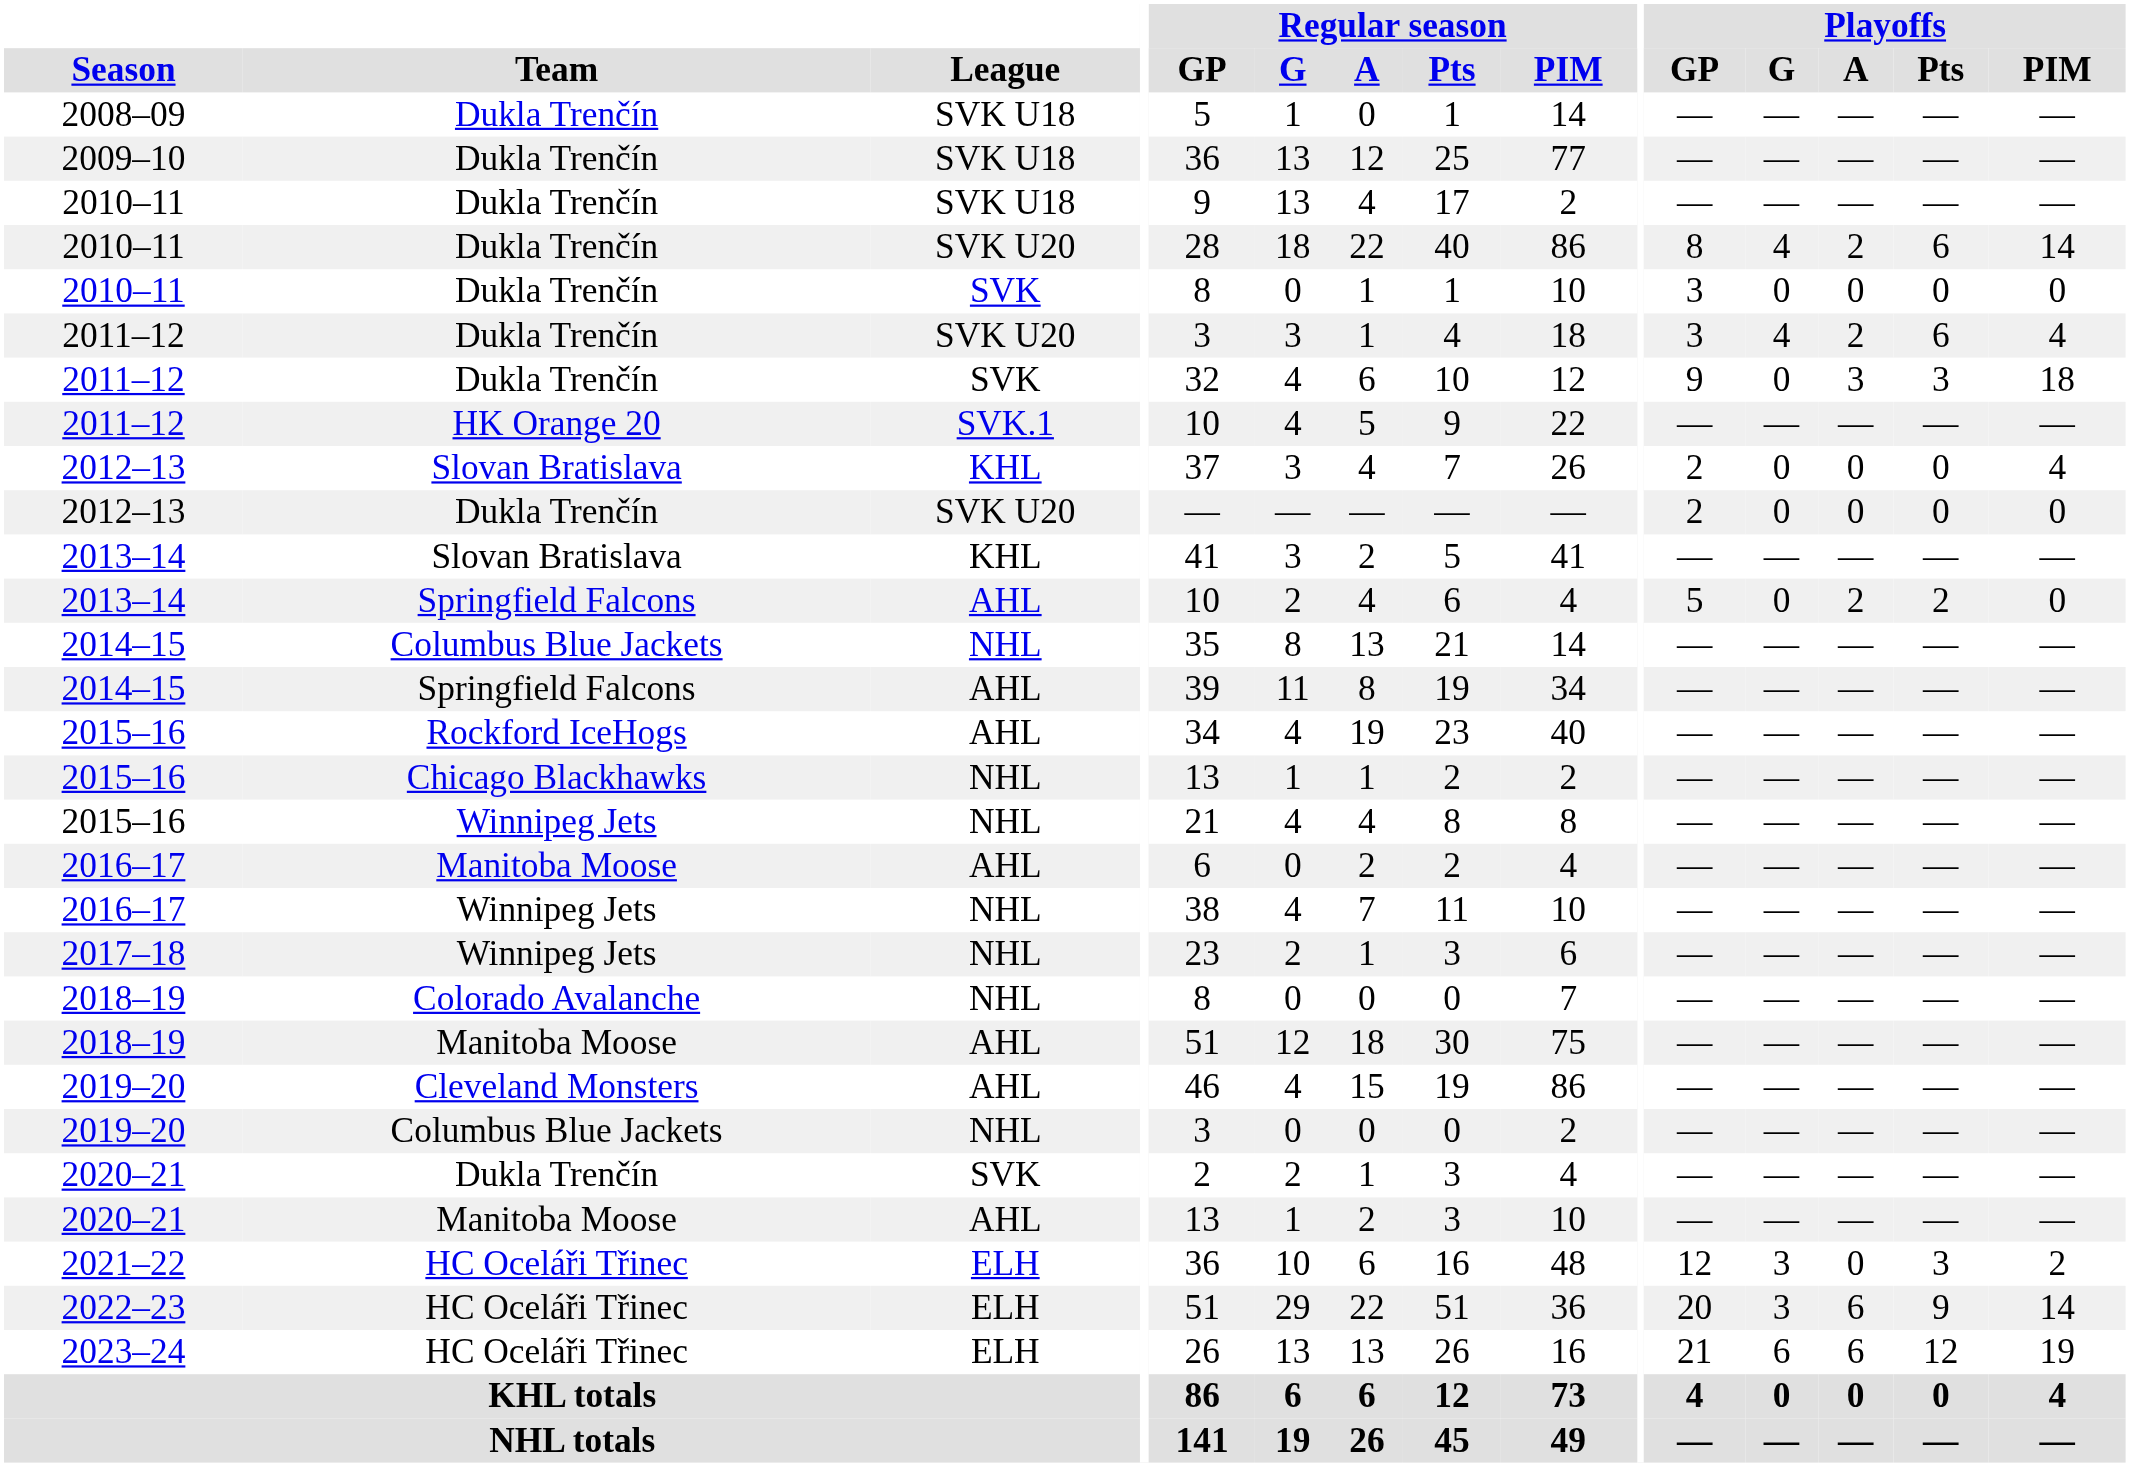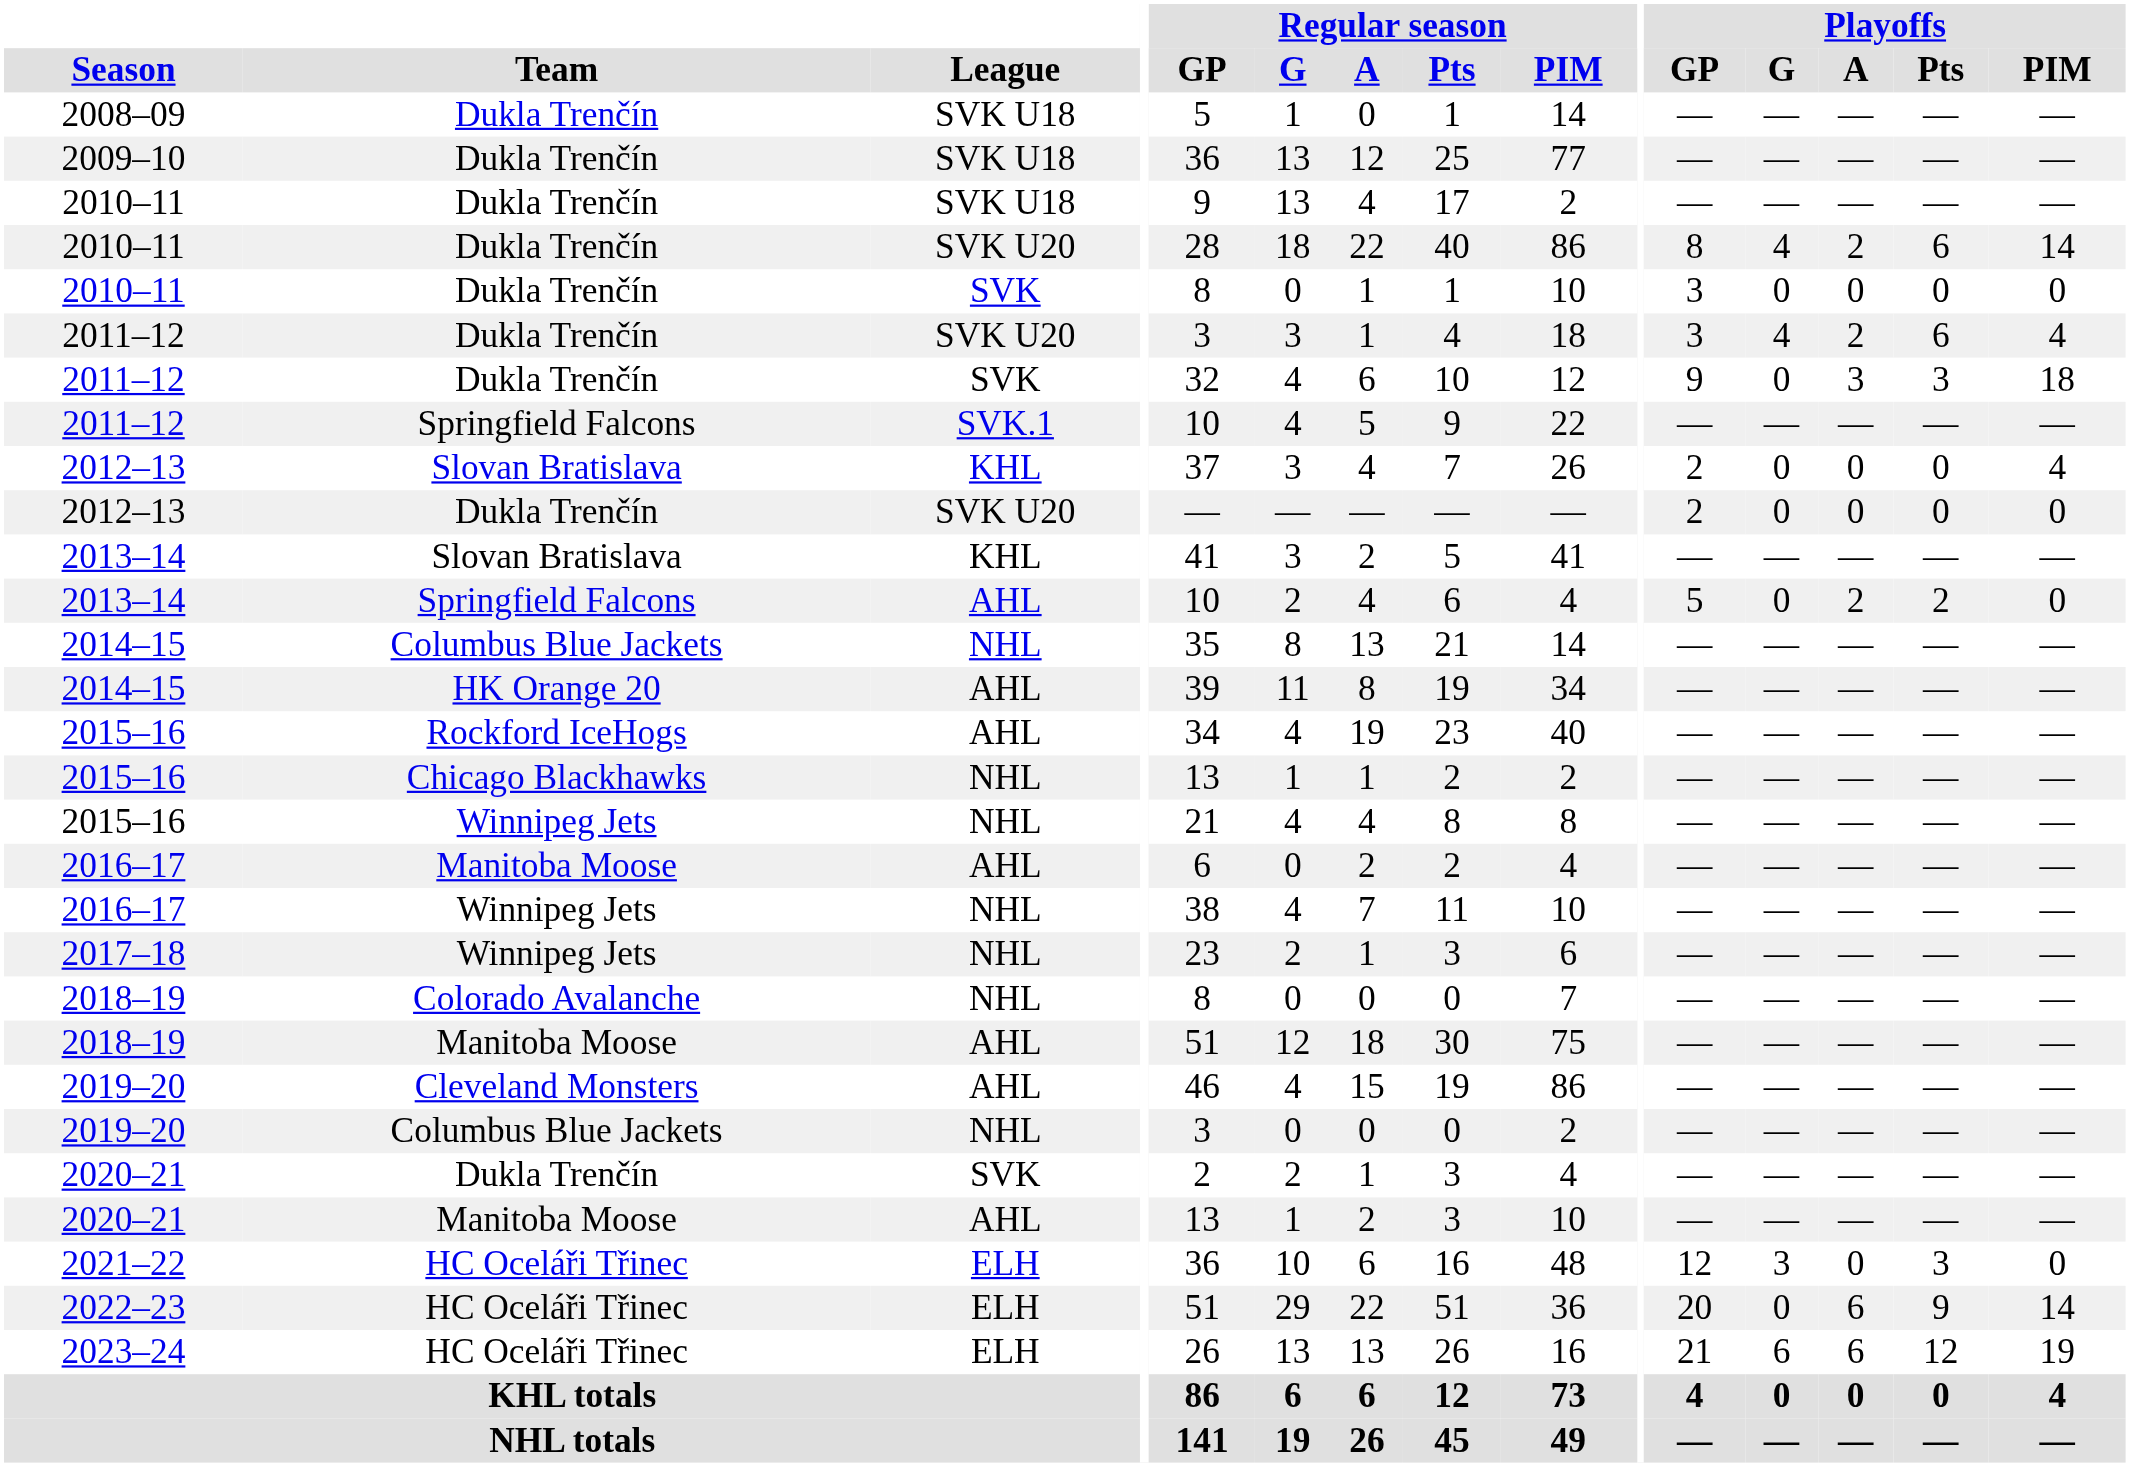(557, 423) HK Orange 20 -> (557, 423) Springfield Falcons
(557, 688) Springfield Falcons -> (557, 688) HK Orange 20
(2057, 1263) 2 -> (2057, 1263) 0
(1782, 1307) 3 -> (1782, 1307) 0
